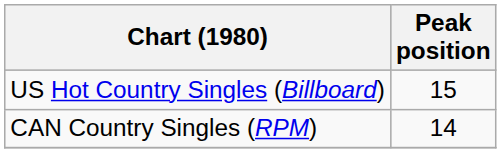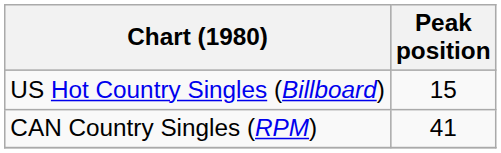(443, 128) 14 -> (443, 128) 41
